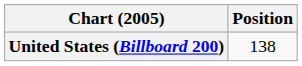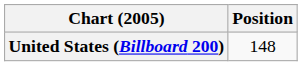(263, 46) 138 -> (263, 46) 148
